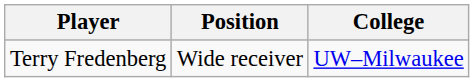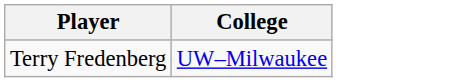- column: (240, 22)
